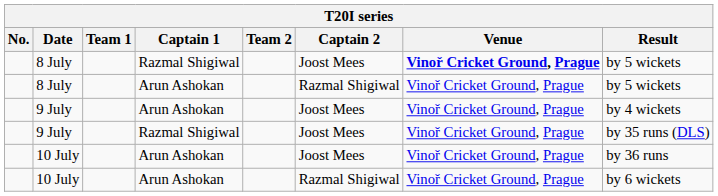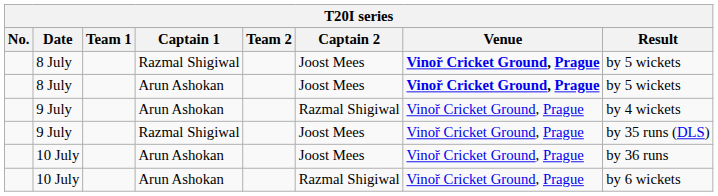(349, 86) Razmal Shigiwal -> (332, 86) Joost Mees
(495, 86) normal -> (503, 86) bold
(332, 109) Joost Mees -> (349, 109) Razmal Shigiwal
